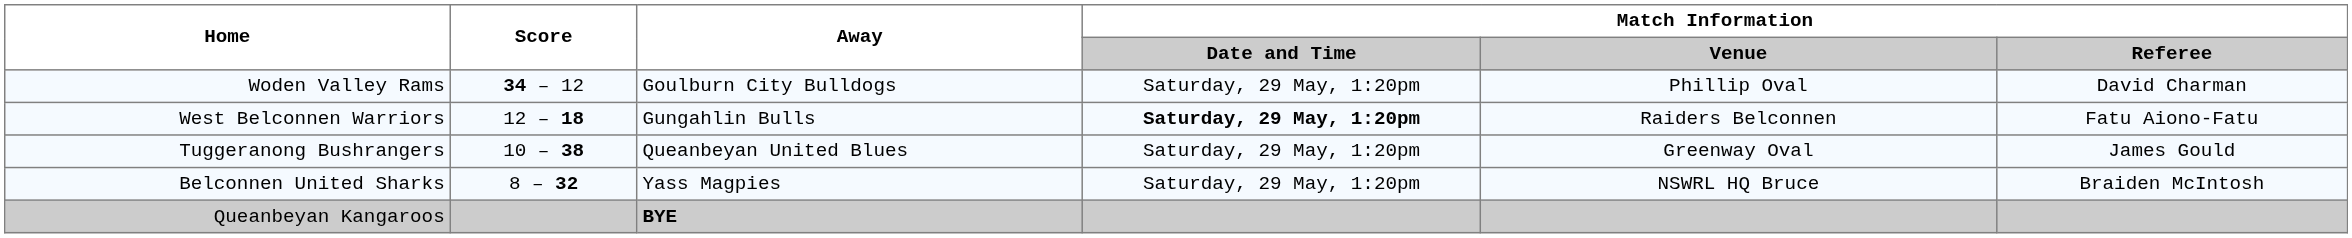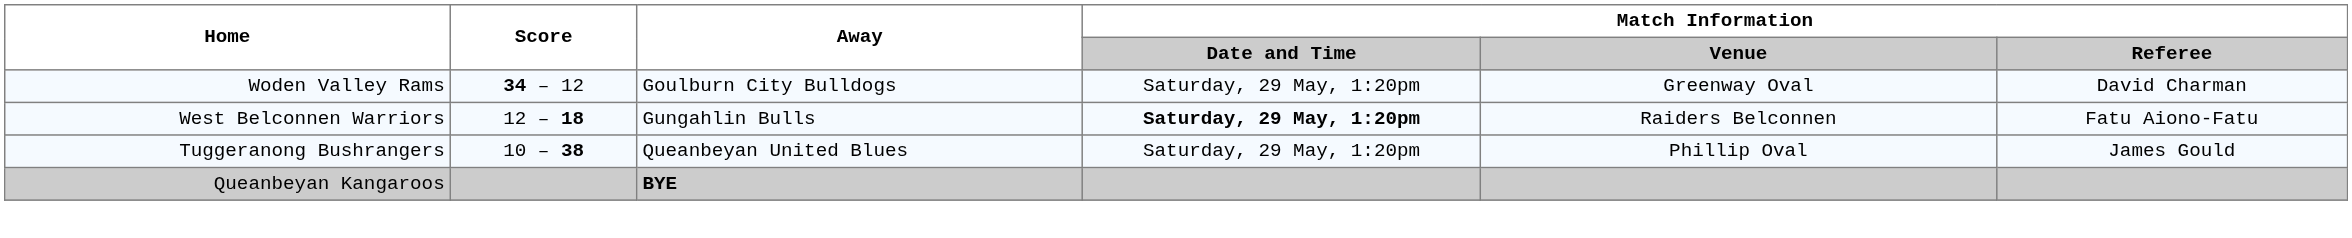(1738, 86) Phillip Oval -> (1738, 86) Greenway Oval
(1738, 151) Greenway Oval -> (1738, 151) Phillip Oval
- row: (312, 184)
